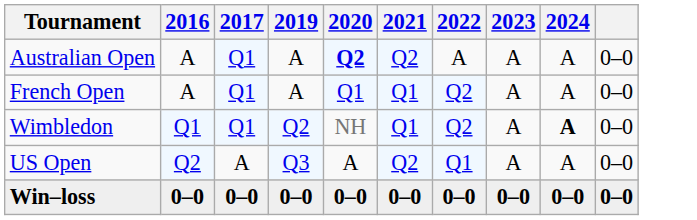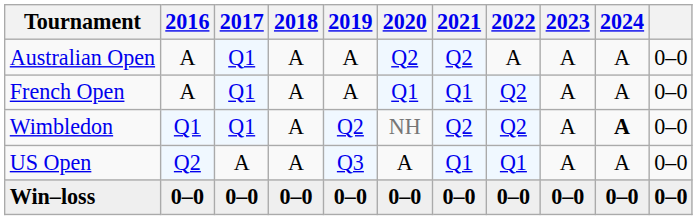+ column: (296, 22)
(350, 57) bold -> (405, 57) normal
(405, 127) Q1 -> (459, 127) Q2
(405, 162) Q2 -> (459, 162) Q1
